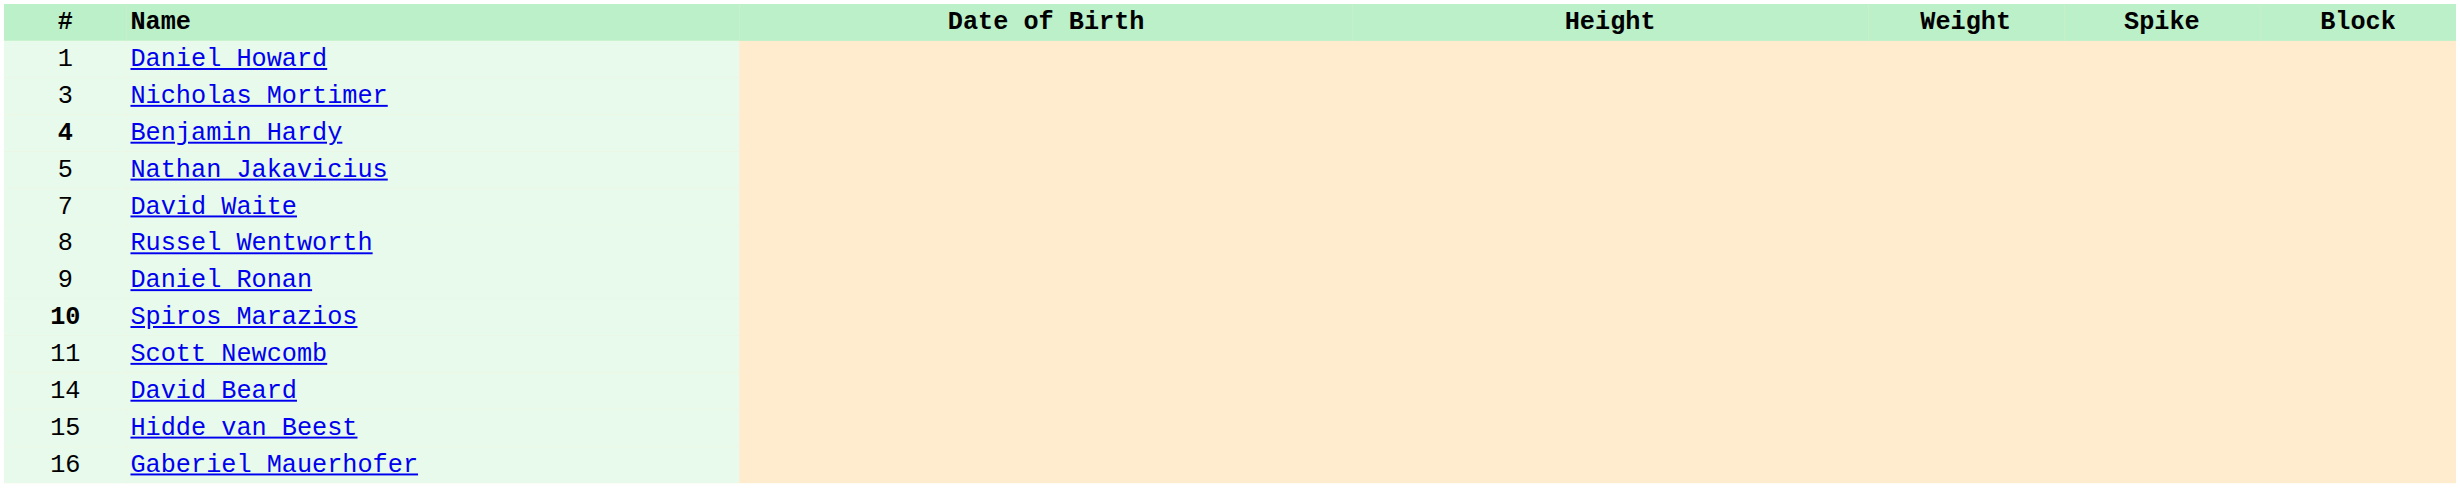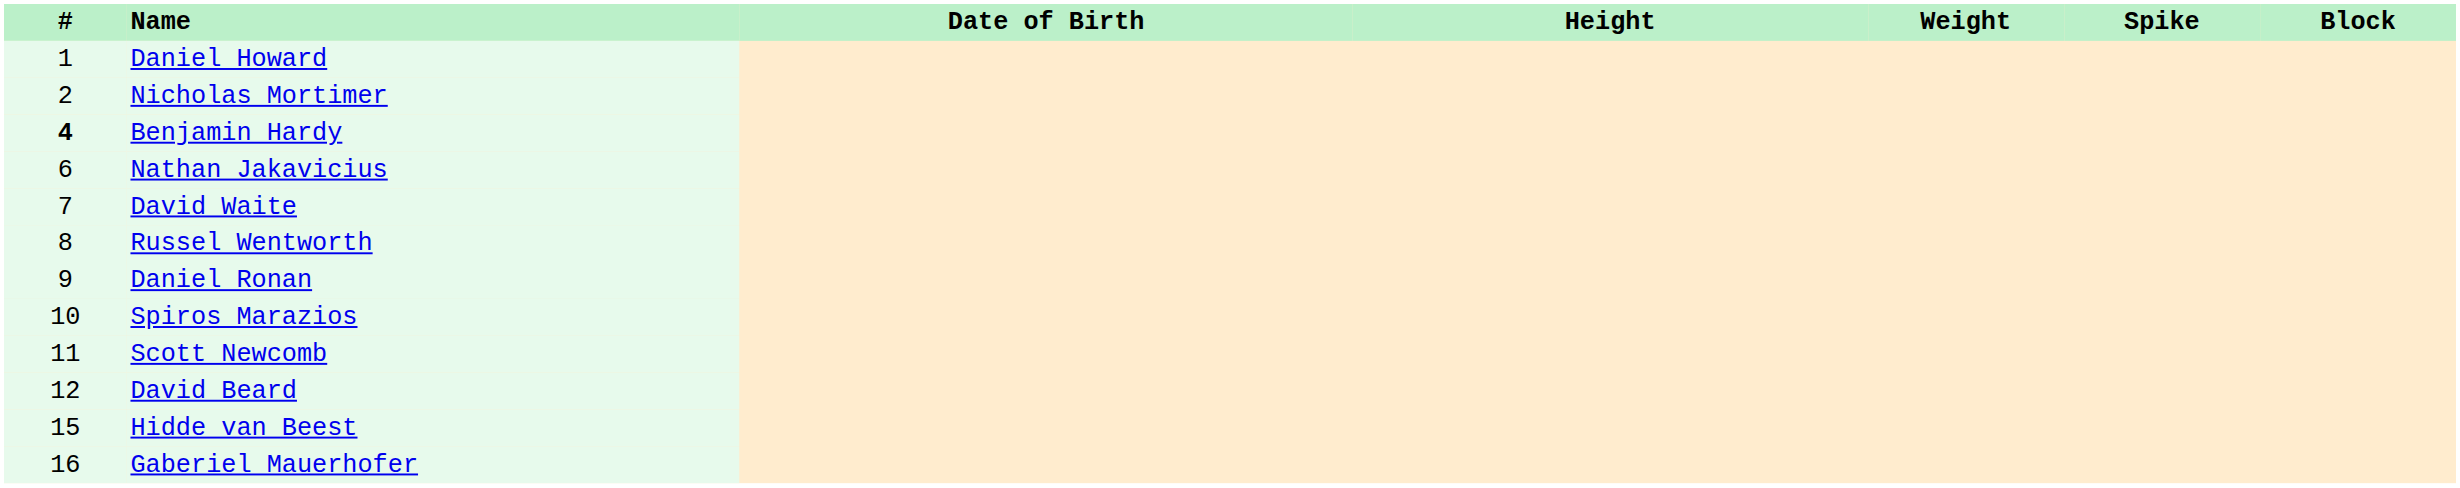(65, 96) 3 -> (65, 96) 2
(65, 170) 5 -> (65, 170) 6
(65, 317) bold -> (65, 317) normal
(65, 391) 14 -> (65, 391) 12
